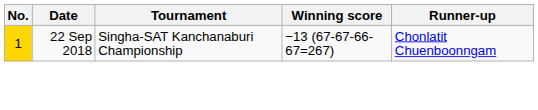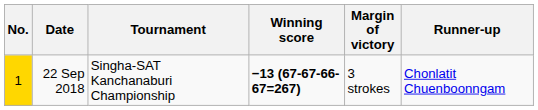+ column: (373, 30)
(329, 43) normal -> (296, 80) bold
